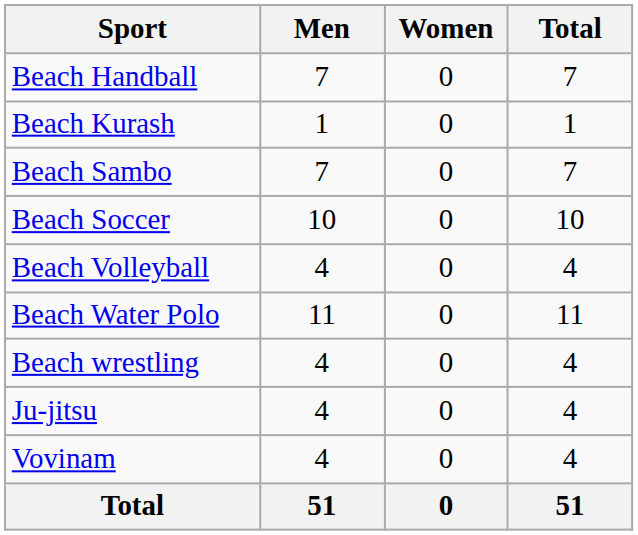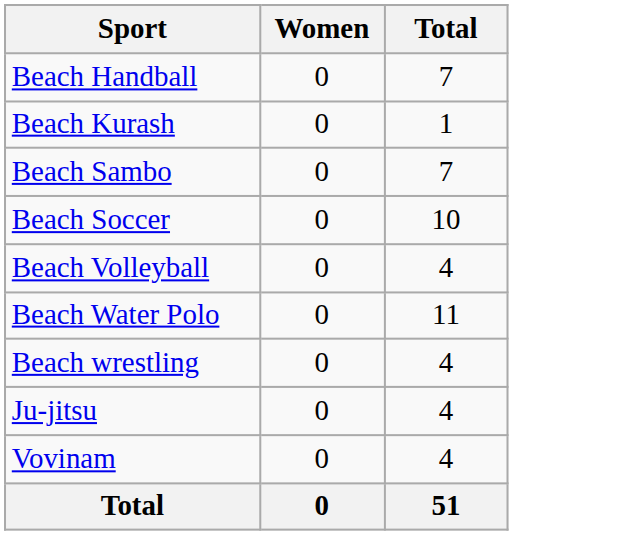- column: (322, 28)
